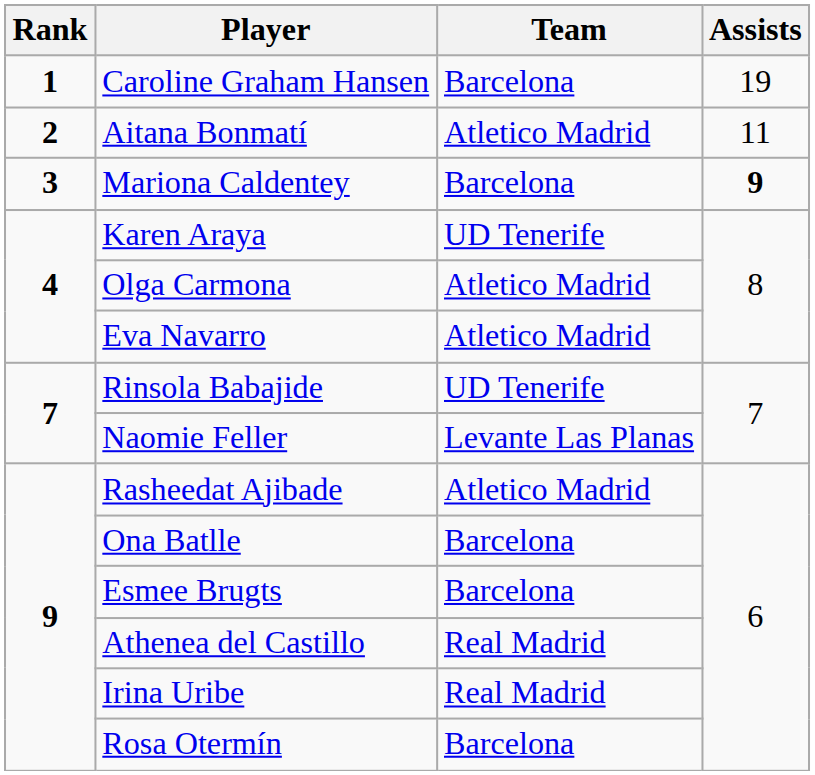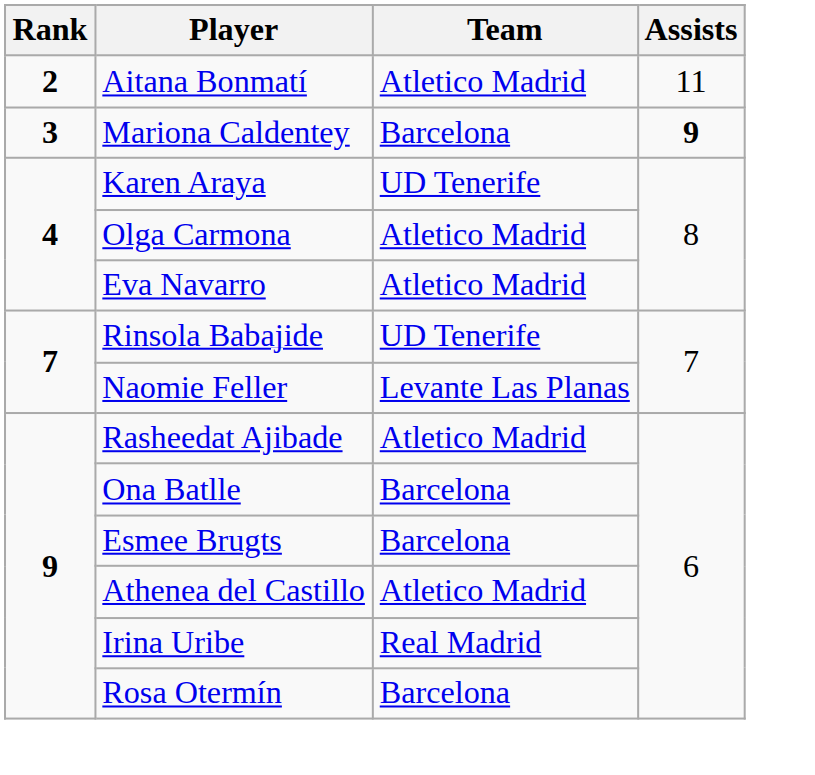- row: (266, 81)
(525, 642) Real Madrid -> (483, 591) Atletico Madrid
